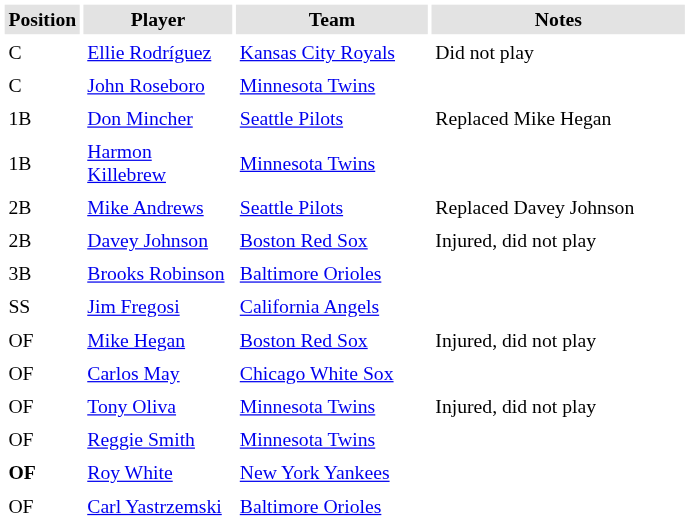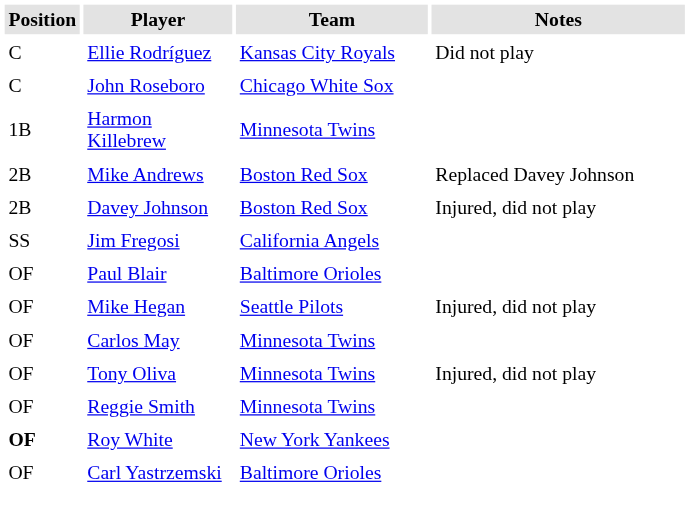(308, 85) Minnesota Twins -> (317, 85) Chicago White Sox
- row: (140, 118)
(291, 207) Seattle Pilots -> (304, 174) Boston Red Sox
- row: (156, 273)
+ row: (127, 273)
(304, 340) Boston Red Sox -> (291, 307) Seattle Pilots
(317, 373) Chicago White Sox -> (308, 340) Minnesota Twins
